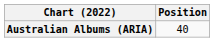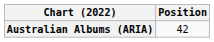(183, 29) 40 -> (183, 29) 42
